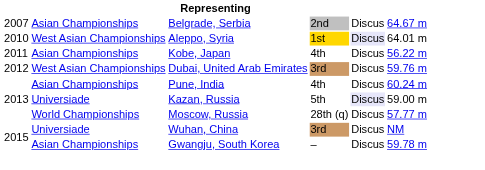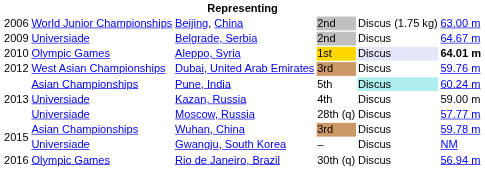+ row: (209, 23)
(16, 23) 2007 -> (16, 38) 2009
(85, 23) Asian Championships -> (61, 38) Universiade
(98, 38) West Asian Championships -> (71, 53) Olympic Games
(407, 38) normal -> (461, 53) bold
- row: (199, 53)
(318, 84) 4th -> (325, 84) 5th
(368, 84) no background -> (375, 84) paleturquoise background
(318, 99) 5th -> (325, 99) 4th
(368, 99) lavender background -> (375, 99) no background
(85, 114) World Championships -> (61, 114) Universiade
(61, 129) Universiade -> (85, 129) Asian Championships
(396, 129) NM -> (460, 129) 59.78 m
(85, 145) Asian Championships -> (61, 145) Universiade
(407, 145) 59.78 m -> (449, 145) NM
+ row: (228, 160)
